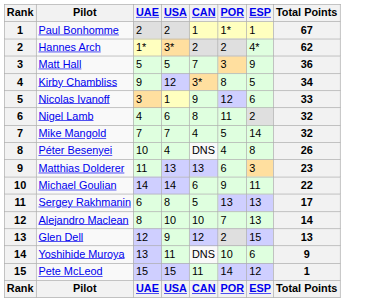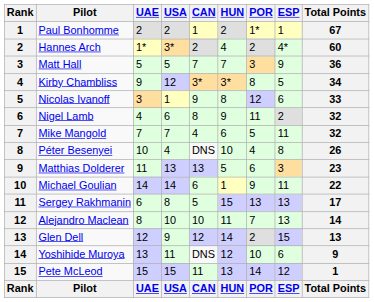+ column: (232, 13)
(307, 47) 62 -> (335, 47) 60
(255, 133) 14 -> (283, 133) 11
